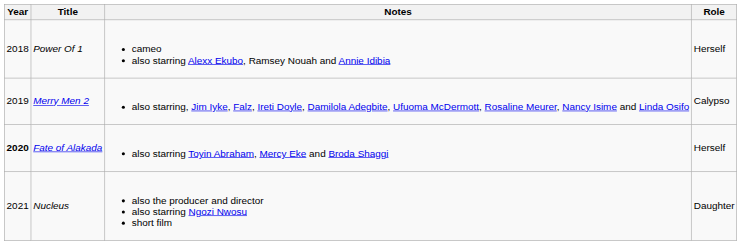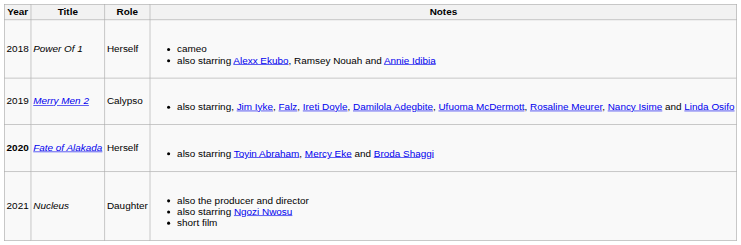columns swapped: (714, 12) <-> (398, 12)
